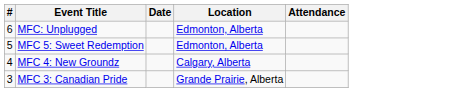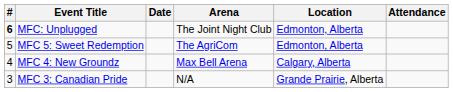+ column: (224, 13)
(10, 30) normal -> (10, 30) bold
